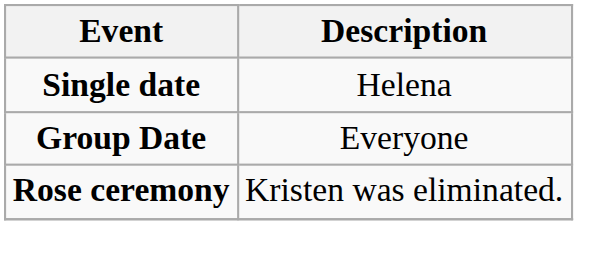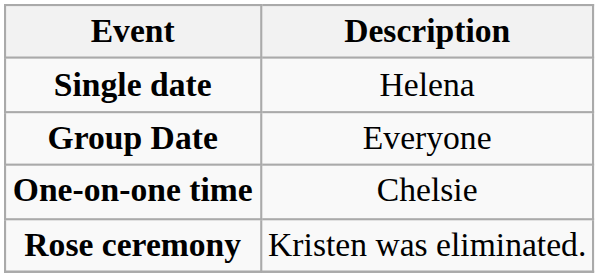+ row: (133, 191)
